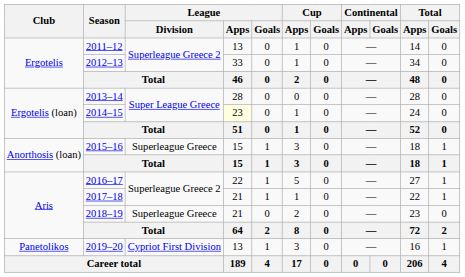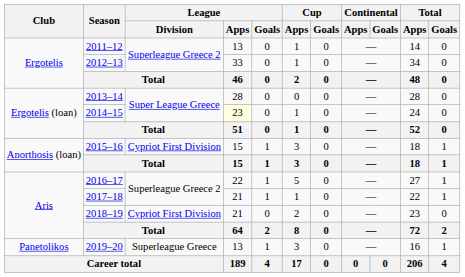(174, 146) Superleague Greece -> (174, 146) Cypriot First Division
(174, 213) Superleague Greece -> (174, 213) Cypriot First Division
(174, 247) Cypriot First Division -> (174, 247) Superleague Greece
